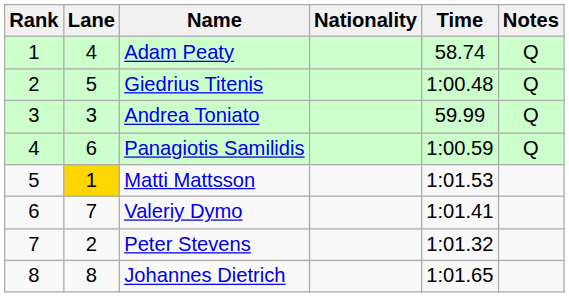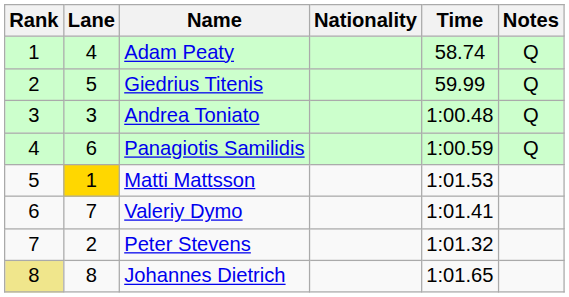(460, 84) 1:00.48 -> (460, 84) 59.99
(460, 116) 59.99 -> (460, 116) 1:00.48
(34, 276) no background -> (34, 276) khaki background
